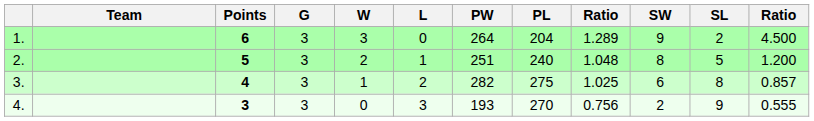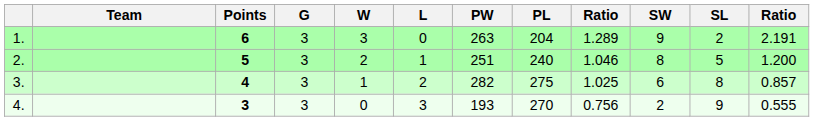(482, 37) 264 -> (482, 37) 263
(779, 37) 4.500 -> (779, 37) 2.191
(601, 60) 1.048 -> (601, 60) 1.046
